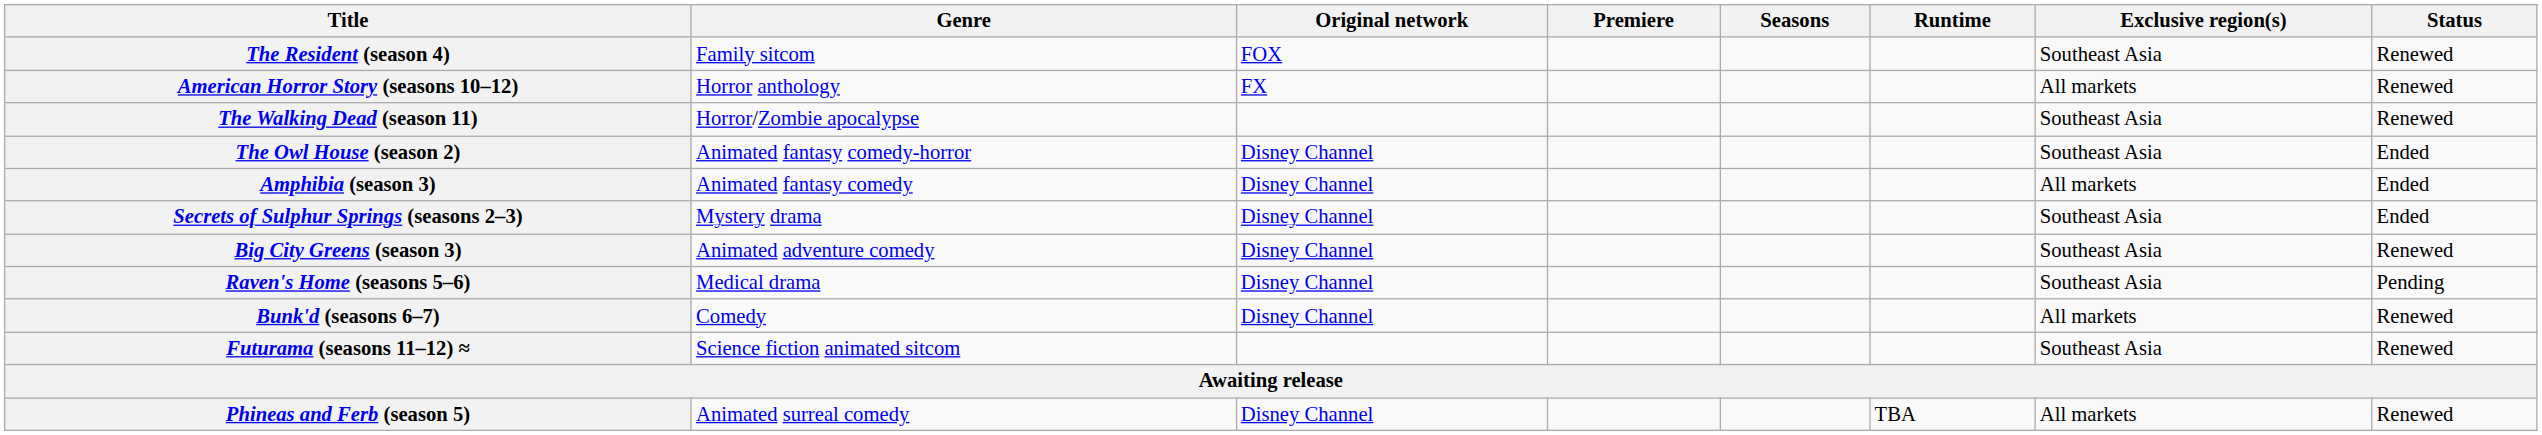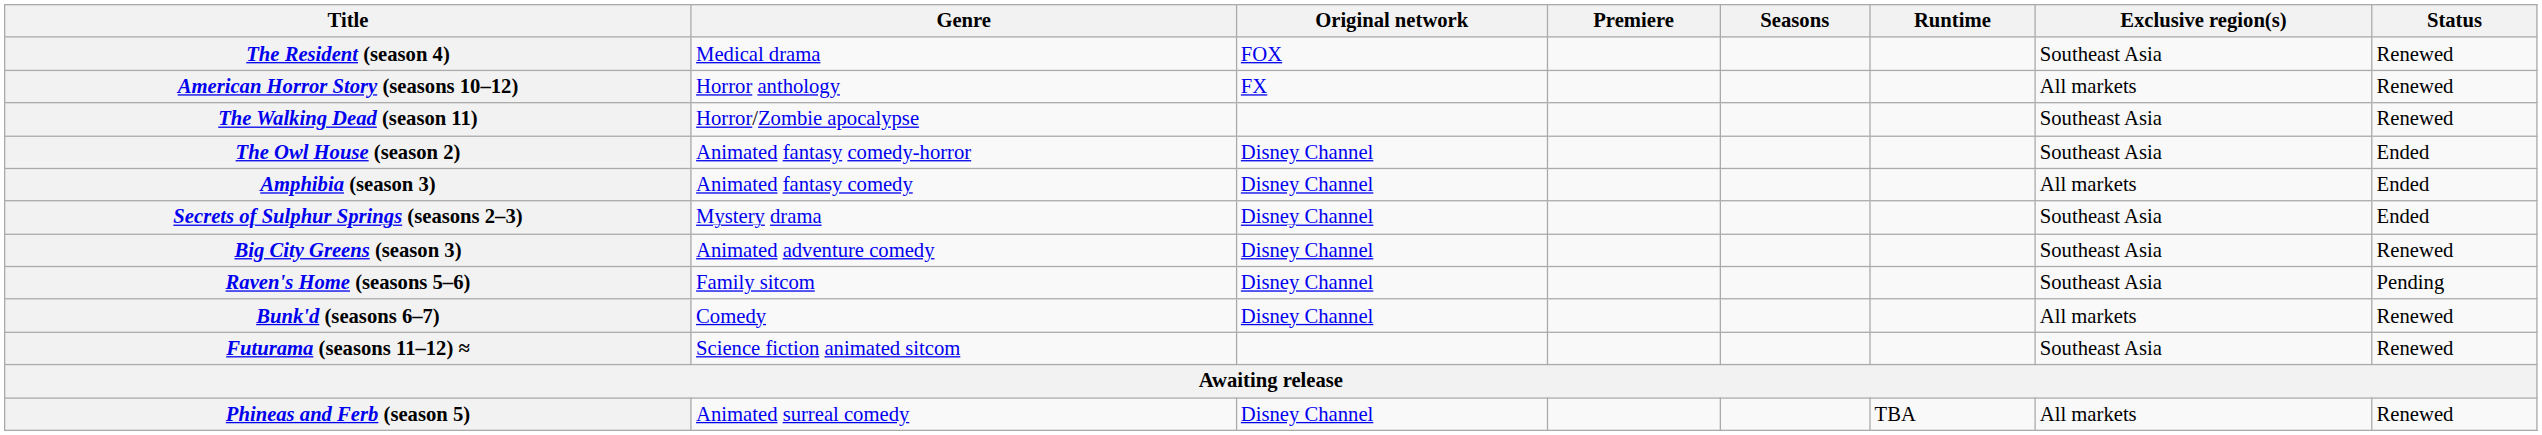(755, 53) Family sitcom -> (758, 53) Medical drama
(758, 282) Medical drama -> (755, 282) Family sitcom
